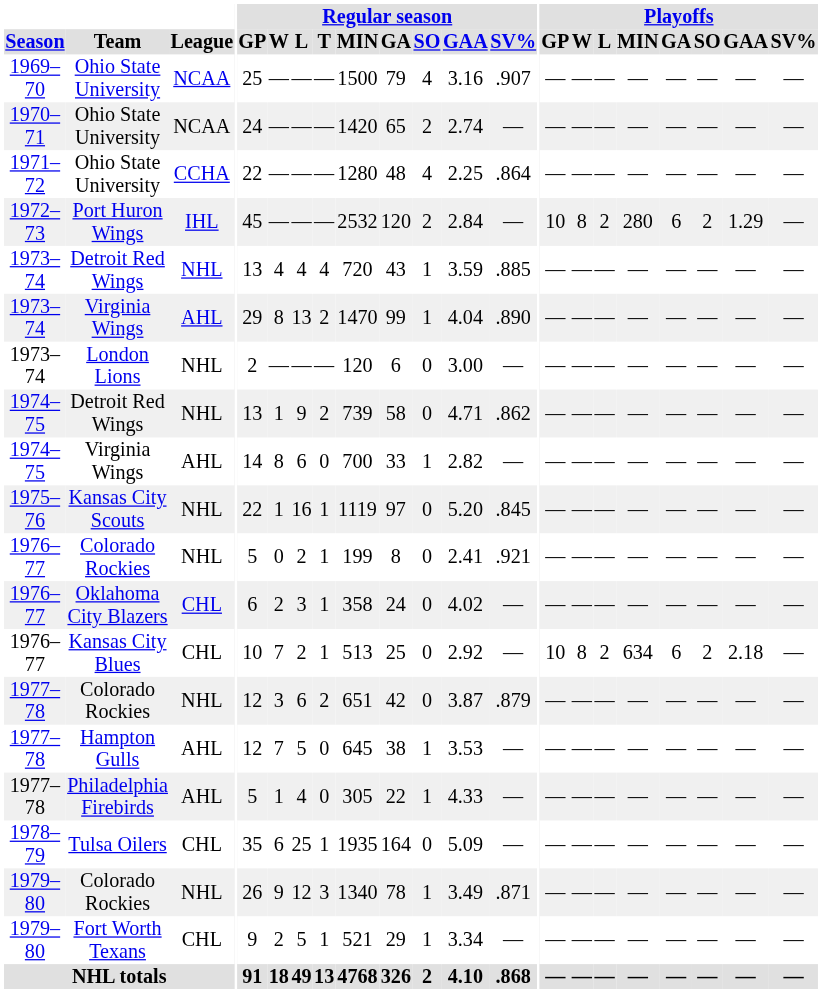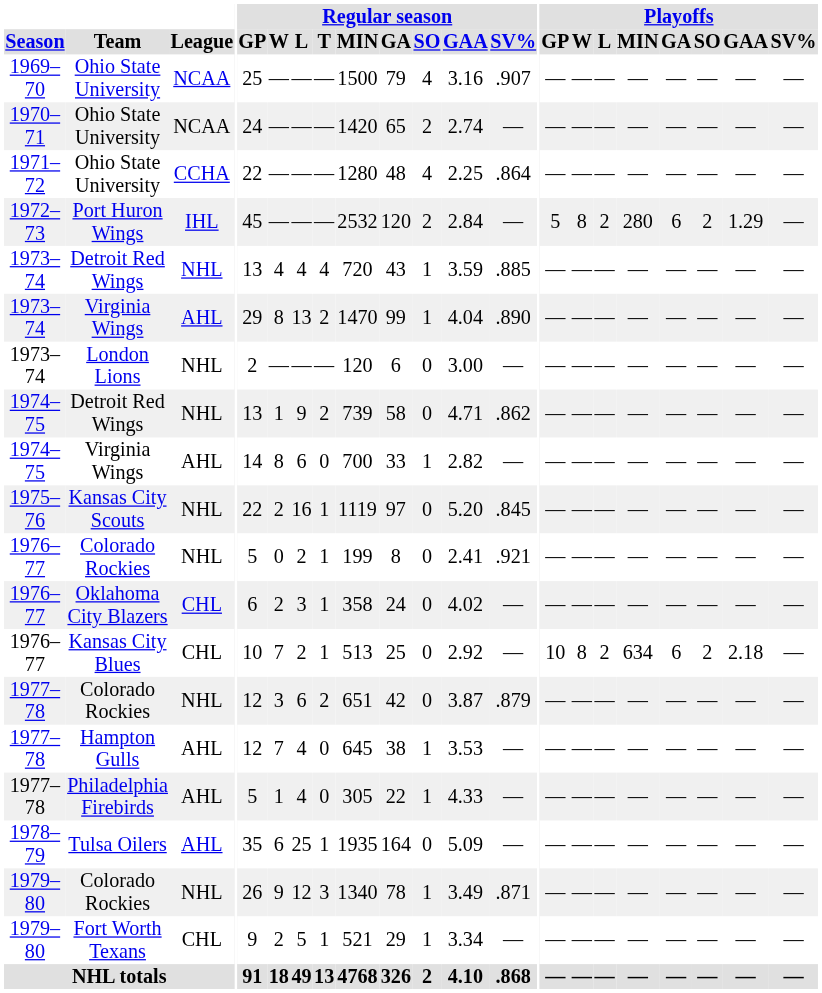(555, 221) 10 -> (555, 221) 5
(279, 509) 1 -> (279, 509) 2
(301, 748) 5 -> (301, 748) 4
(202, 844) CHL -> (202, 844) AHL
